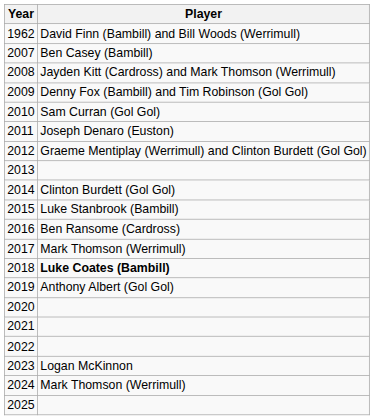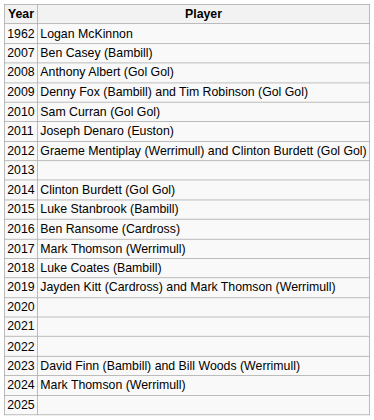(170, 33) David Finn (Bambill) and Bill Woods (Werrimull) -> (87, 33) Logan McKinnon
(188, 72) Jayden Kitt (Cardross) and Mark Thomson (Werrimull) -> (107, 72) Anthony Albert (Gol Gol)
(105, 268) bold -> (101, 268) normal
(107, 287) Anthony Albert (Gol Gol) -> (188, 287) Jayden Kitt (Cardross) and Mark Thomson (Werrimull)
(87, 365) Logan McKinnon -> (170, 365) David Finn (Bambill) and Bill Woods (Werrimull)
